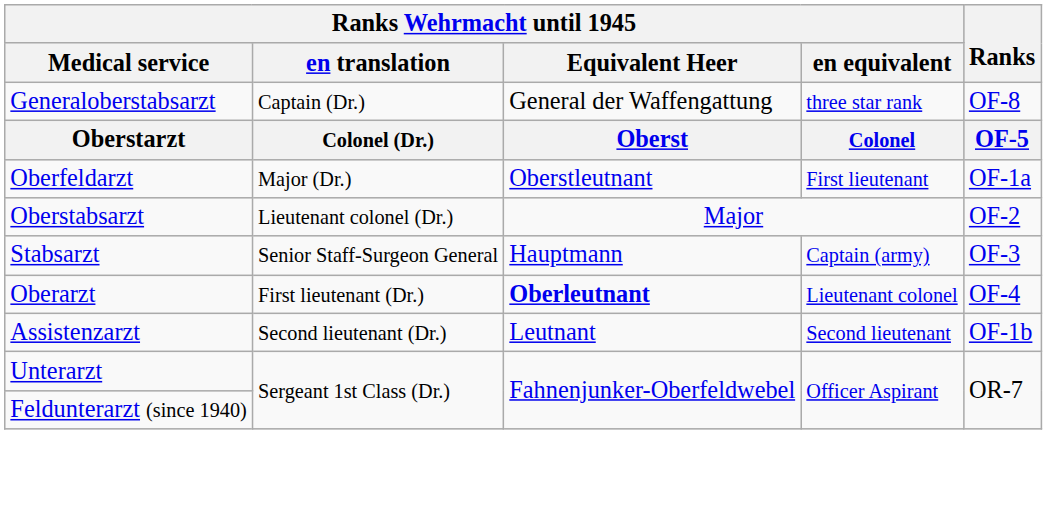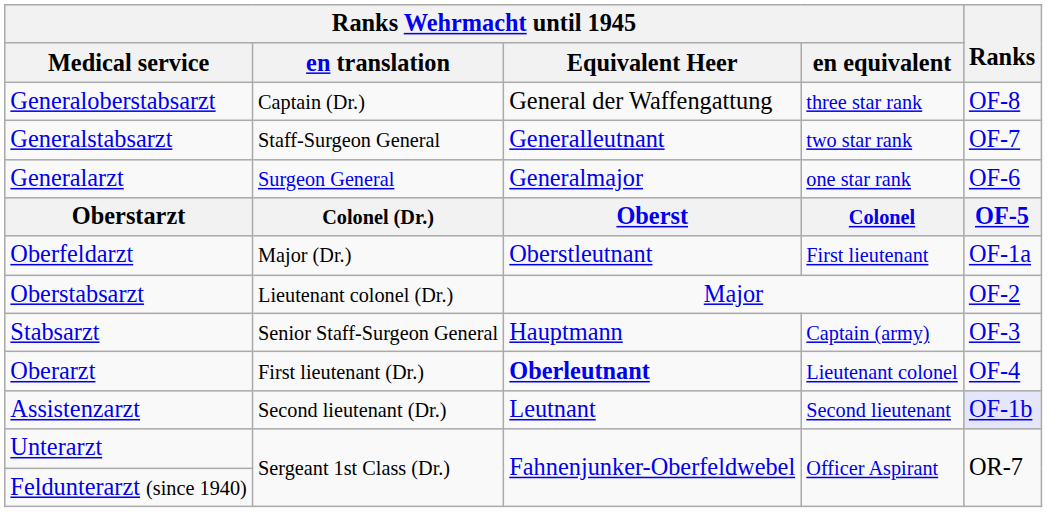+ row: (91, 139)
+ row: (67, 178)
(1001, 332) no background -> (1001, 409) lavender background
